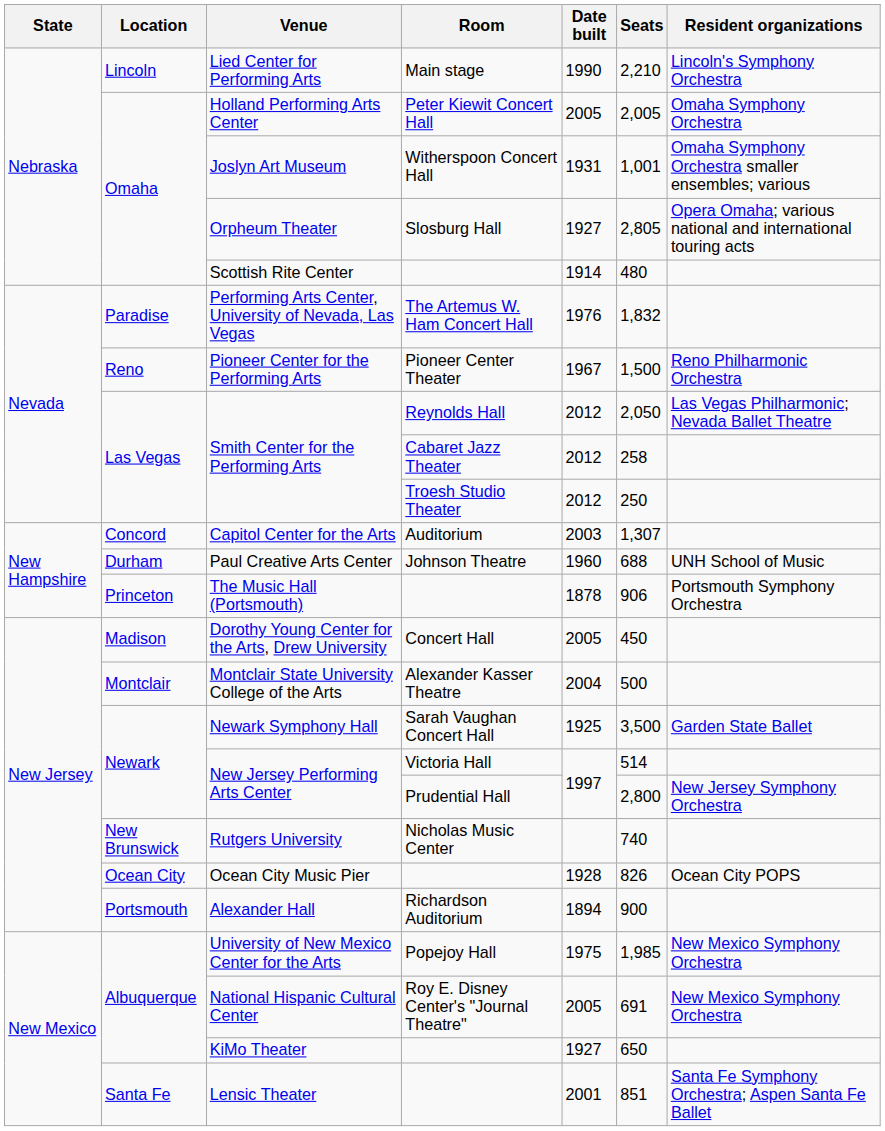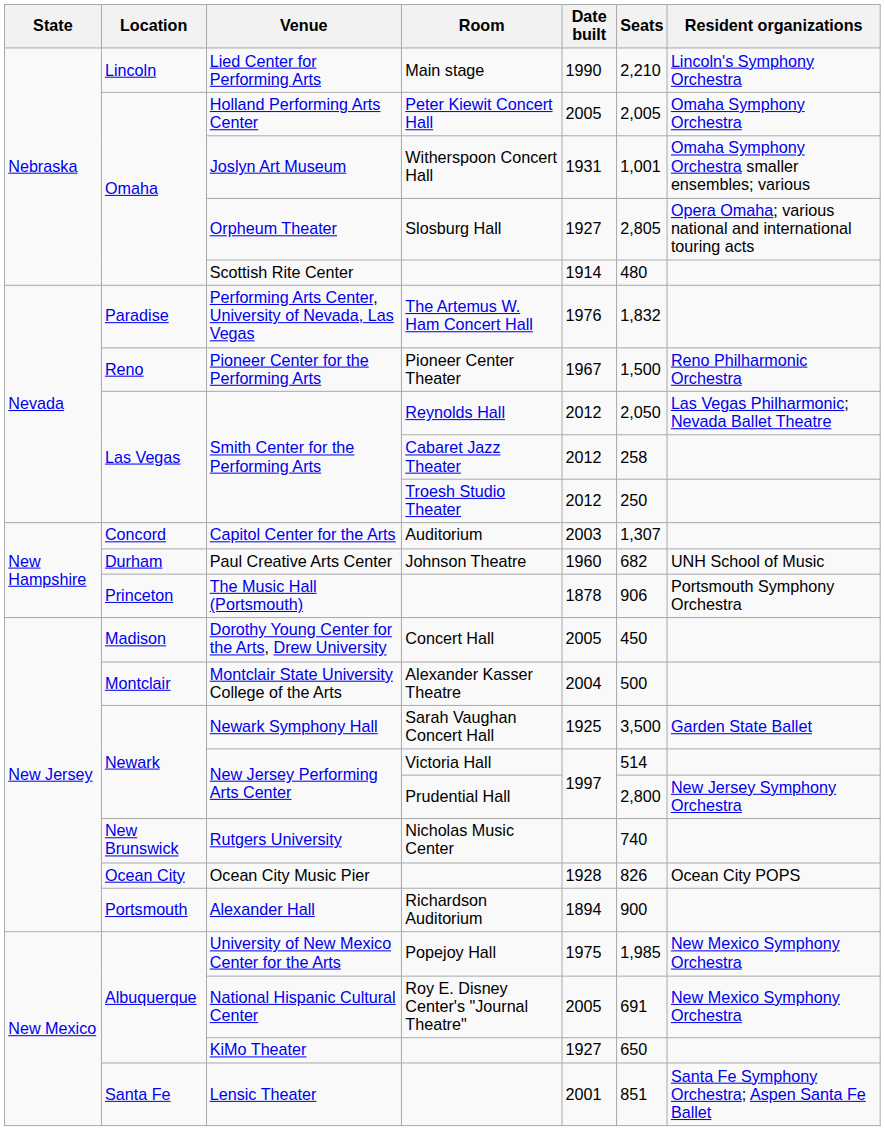(634, 561) 688 -> (634, 561) 682
